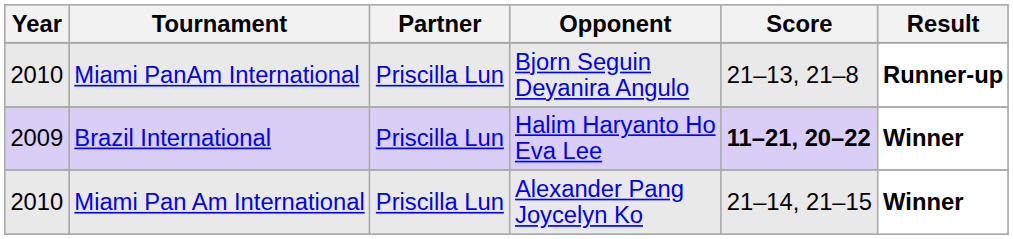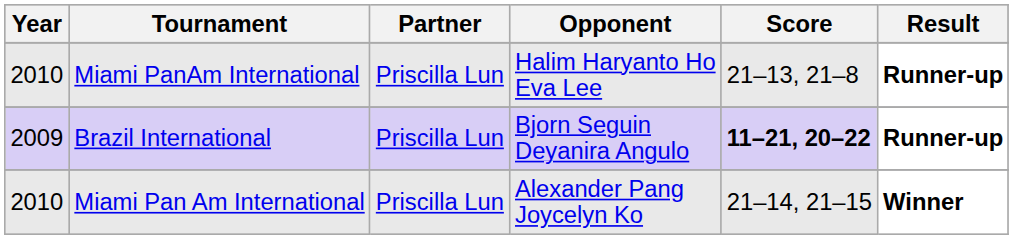(602, 75) Bjorn Seguin Deyanira Angulo -> (615, 75) Halim Haryanto Ho Eva Lee
(615, 139) Halim Haryanto Ho Eva Lee -> (602, 139) Bjorn Seguin Deyanira Angulo
(923, 139) Winner -> (943, 139) Runner-up
